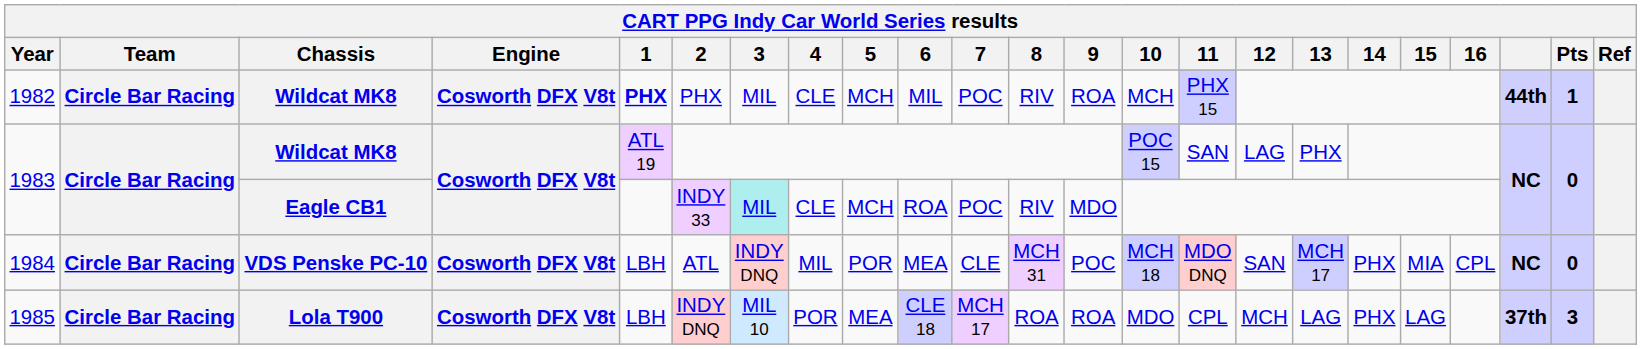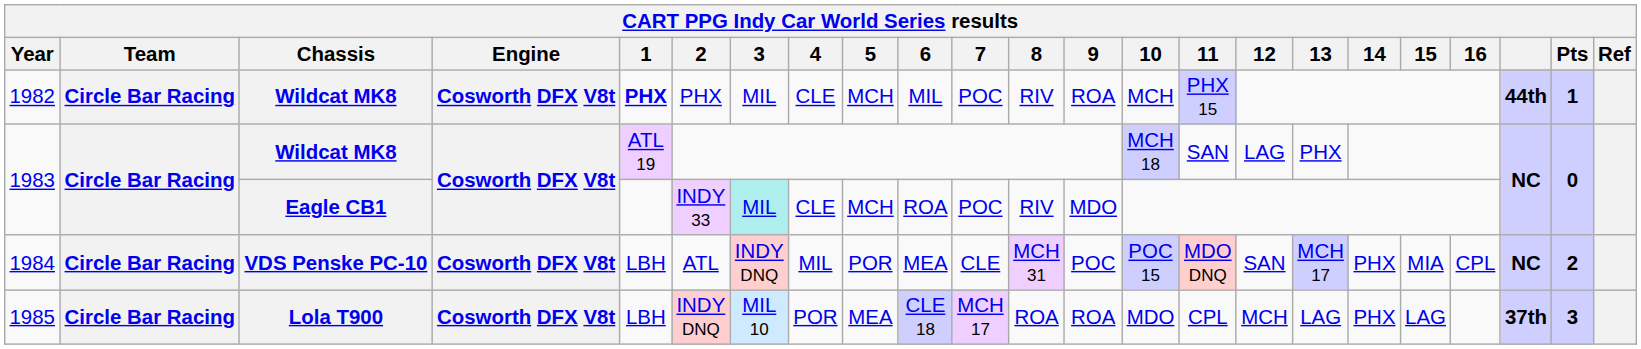(1151, 152) POC 15 -> (1151, 152) MCH 18
(1151, 262) MCH 18 -> (1151, 262) POC 15
(1572, 262) 0 -> (1572, 262) 2
